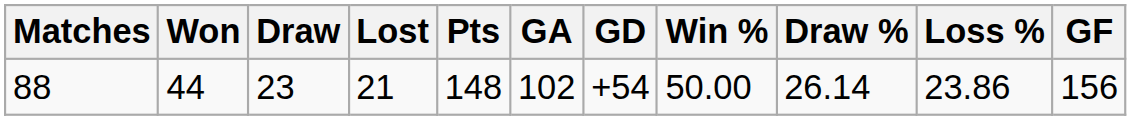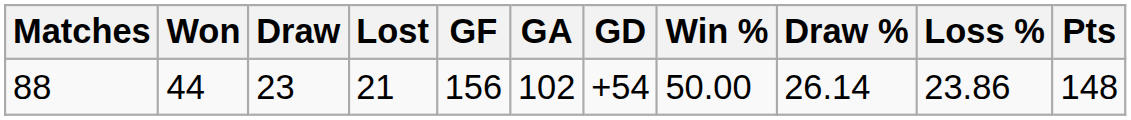columns swapped: (1089, 31) <-> (473, 31)
